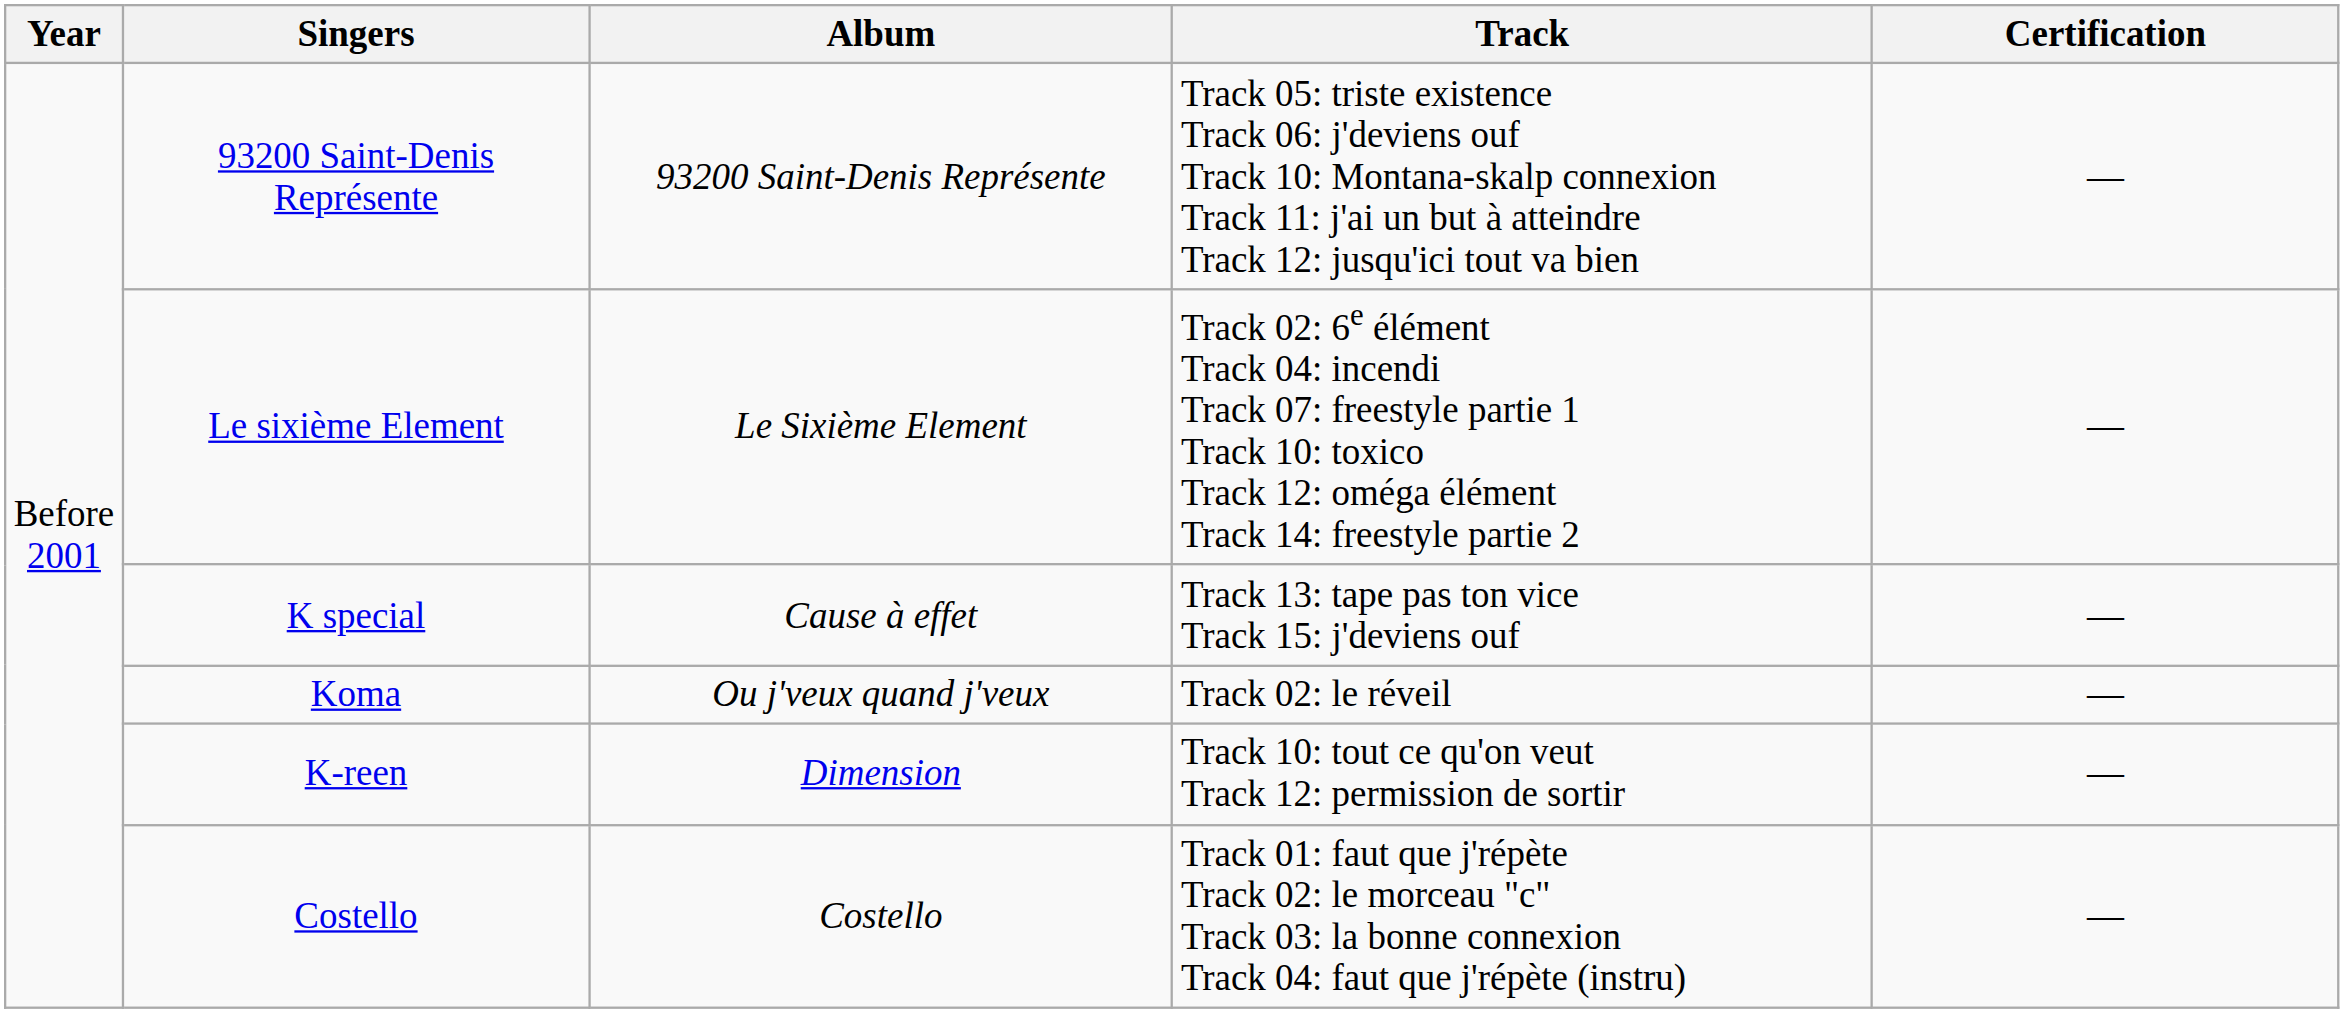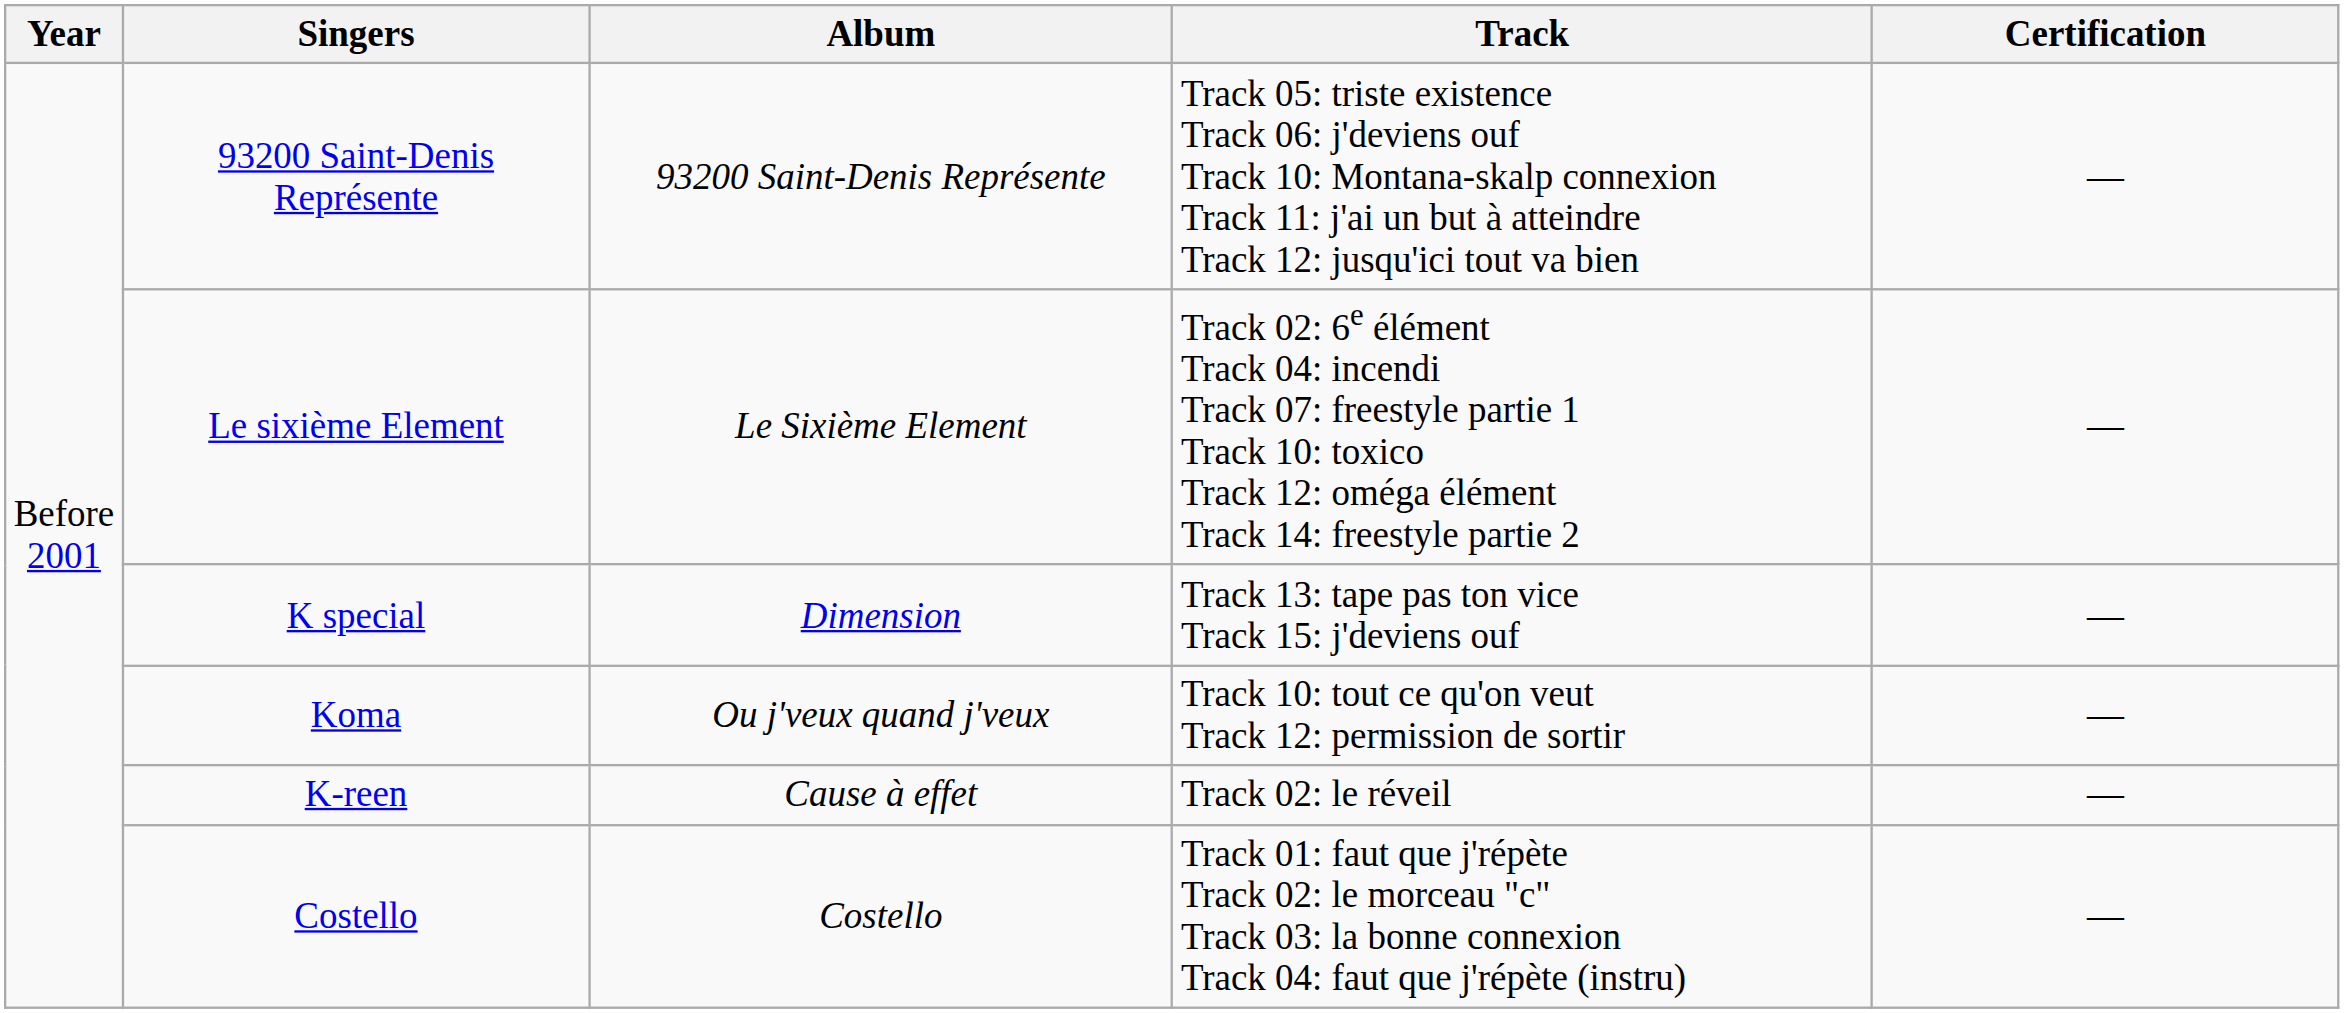(881, 614) Cause à effet -> (881, 614) Dimension
(1316, 694) Track 02: le réveil -> (1403, 714) Track 10: tout ce qu'on veut Track 12: permission de sortir
(881, 773) Dimension -> (881, 794) Cause à effet
(1403, 773) Track 10: tout ce qu'on veut Track 12: permission de sortir -> (1316, 794) Track 02: le réveil
